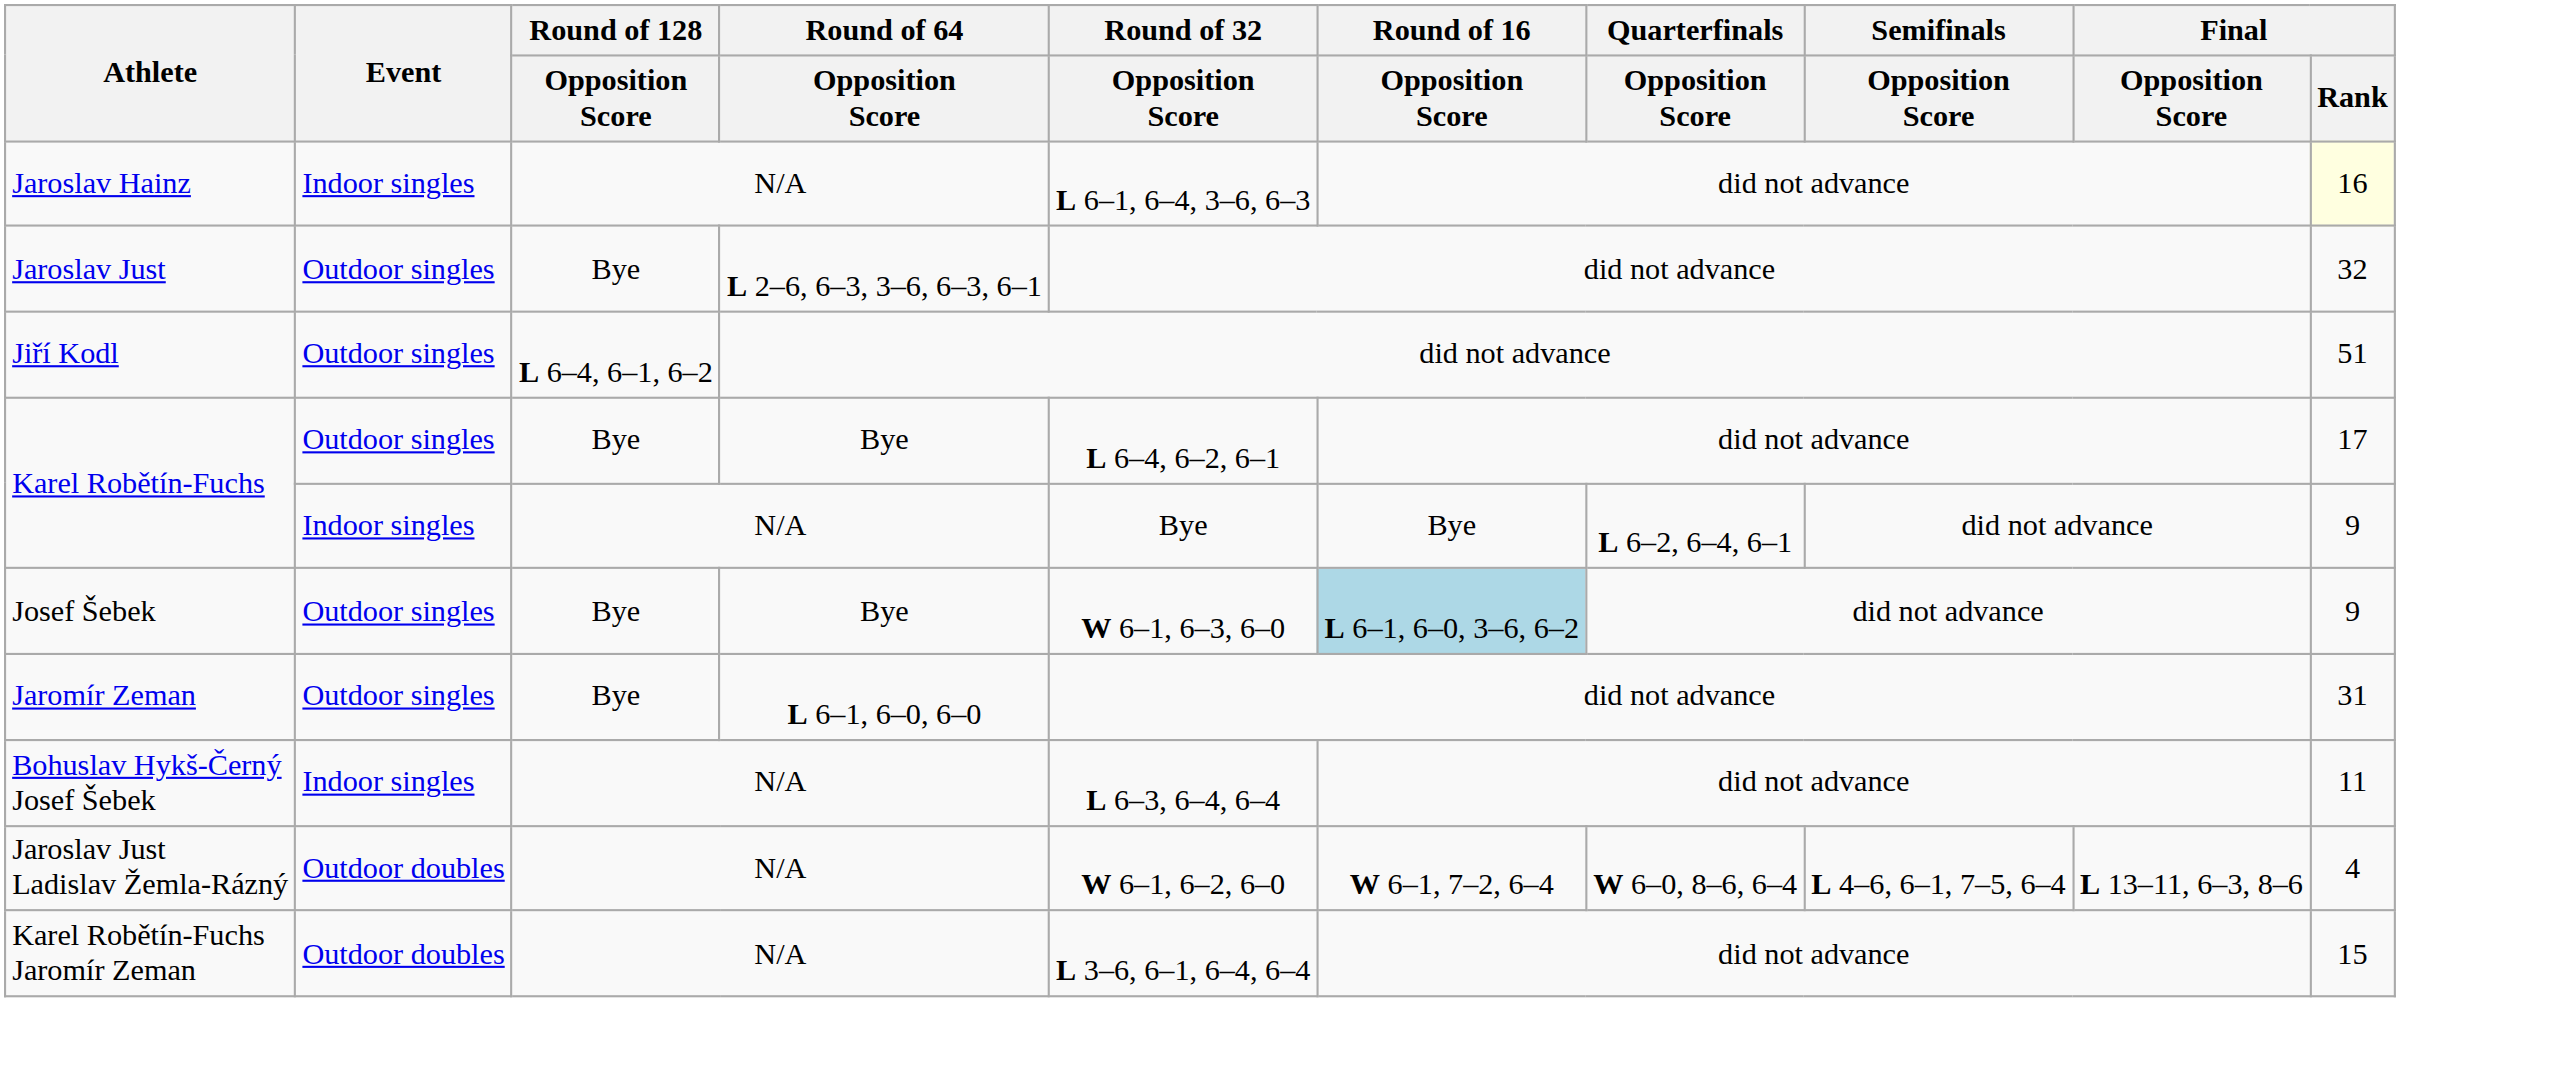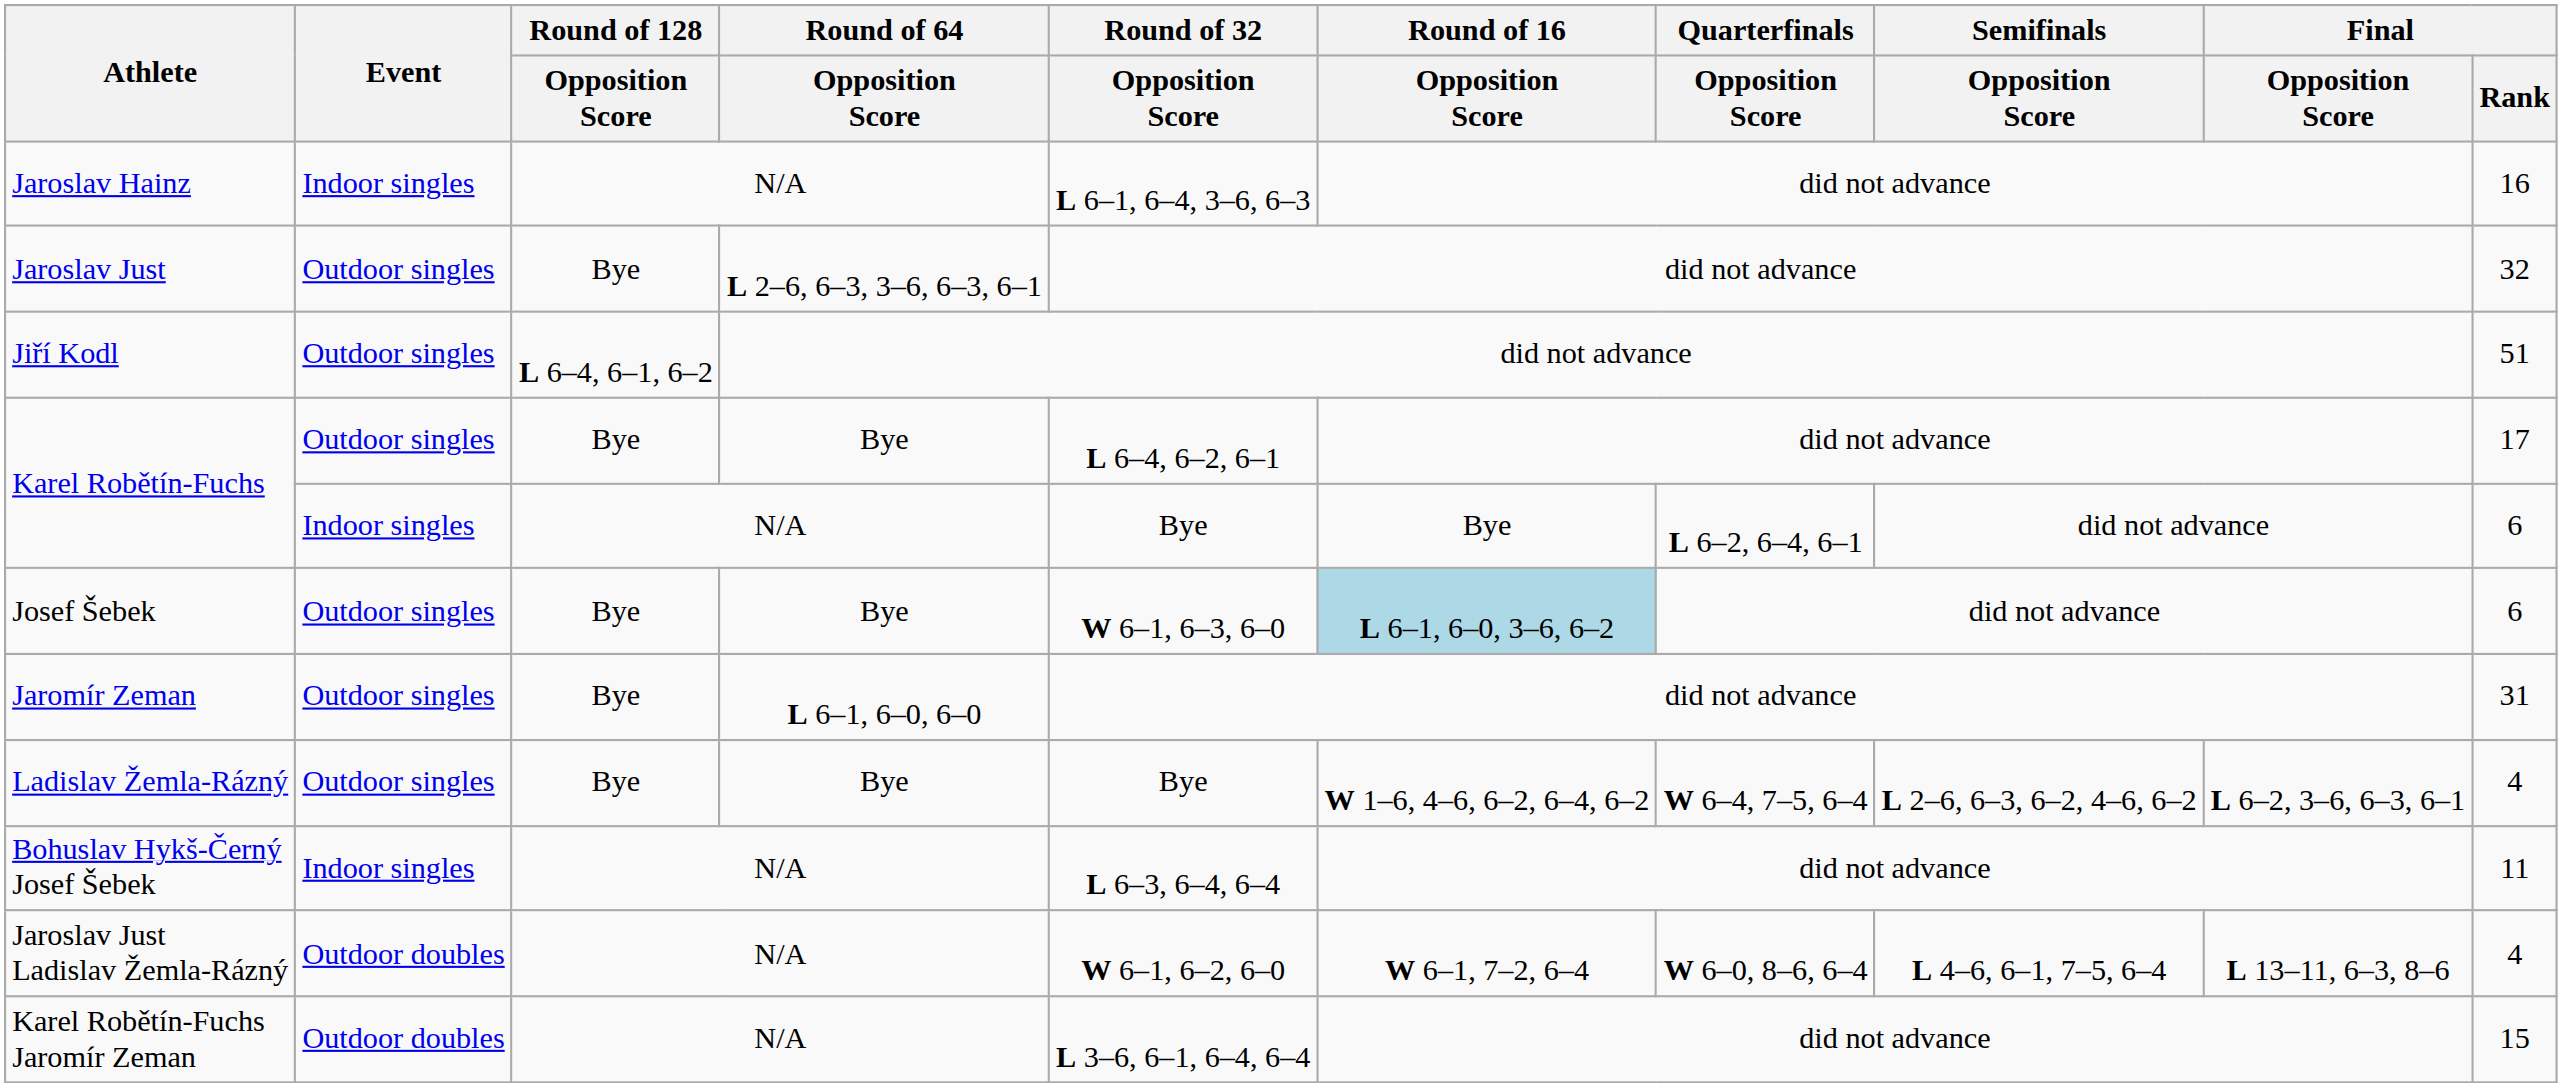(2352, 183) lightyellow background -> (2515, 183) no background
(2352, 525) 9 -> (2515, 525) 6
(2352, 611) 9 -> (2515, 611) 6
+ row: (150, 782)
